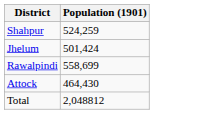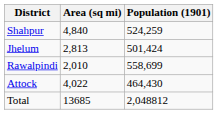+ column: (92, 13)
